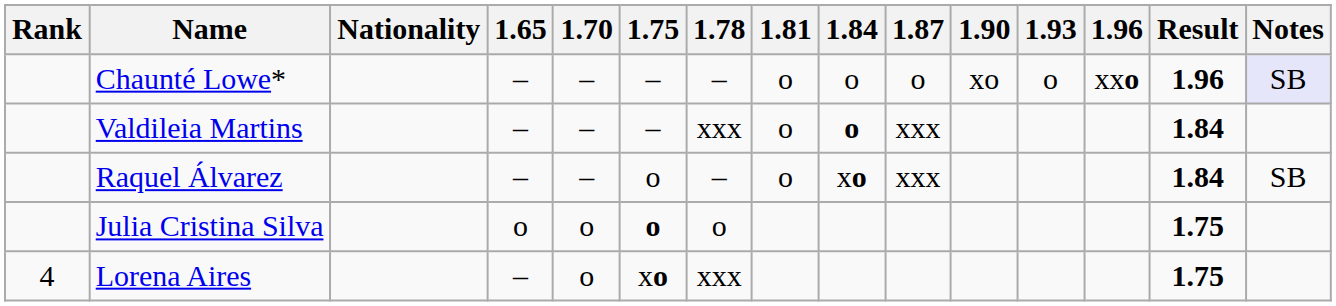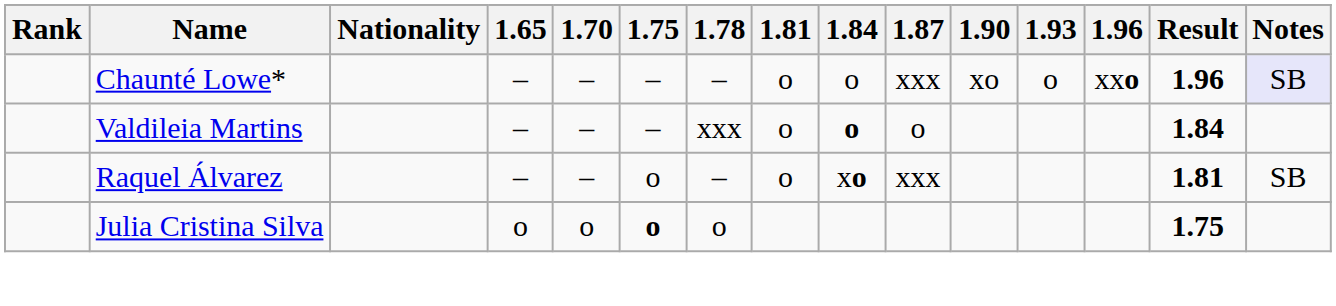(918, 78) o -> (918, 78) xxx
(918, 128) xxx -> (918, 128) o
(1198, 177) 1.84 -> (1198, 177) 1.81
- row: (173, 276)
